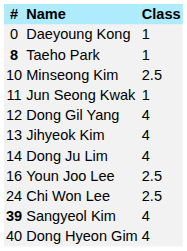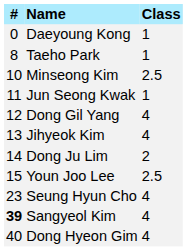(14, 54) bold -> (14, 54) normal
(146, 156) 4 -> (146, 156) 2
(14, 176) 16 -> (14, 176) 15
+ row: (82, 196)
- row: (68, 196)
